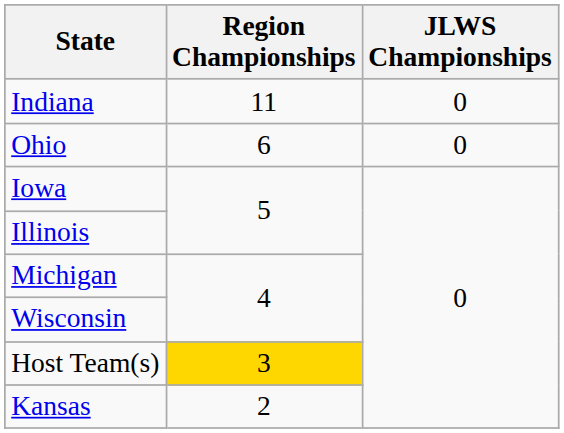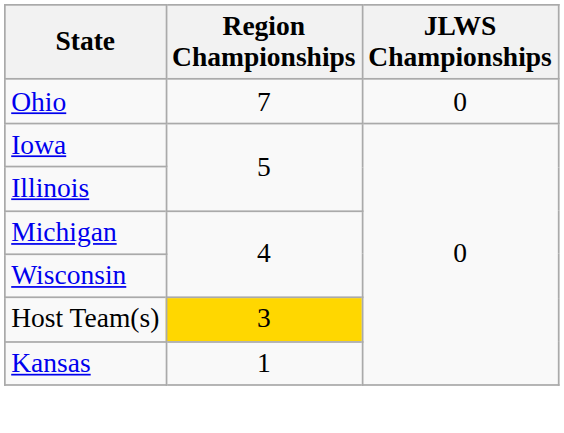- row: (52, 100)
(264, 144) 6 -> (264, 100) 7
(264, 406) 2 -> (264, 362) 1
